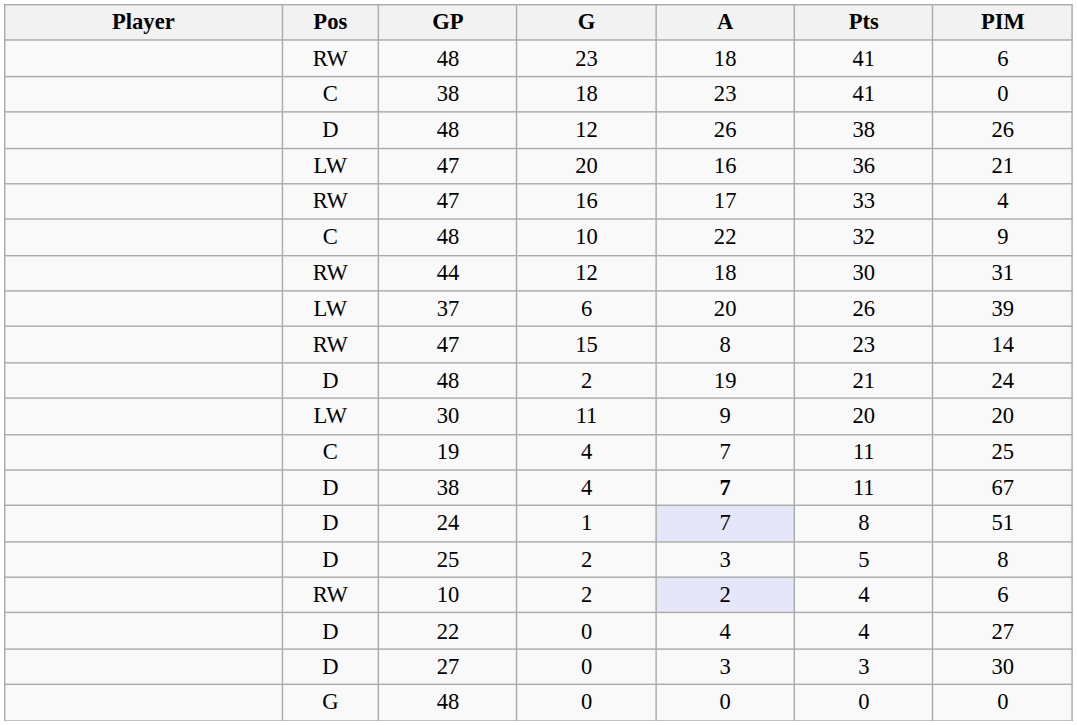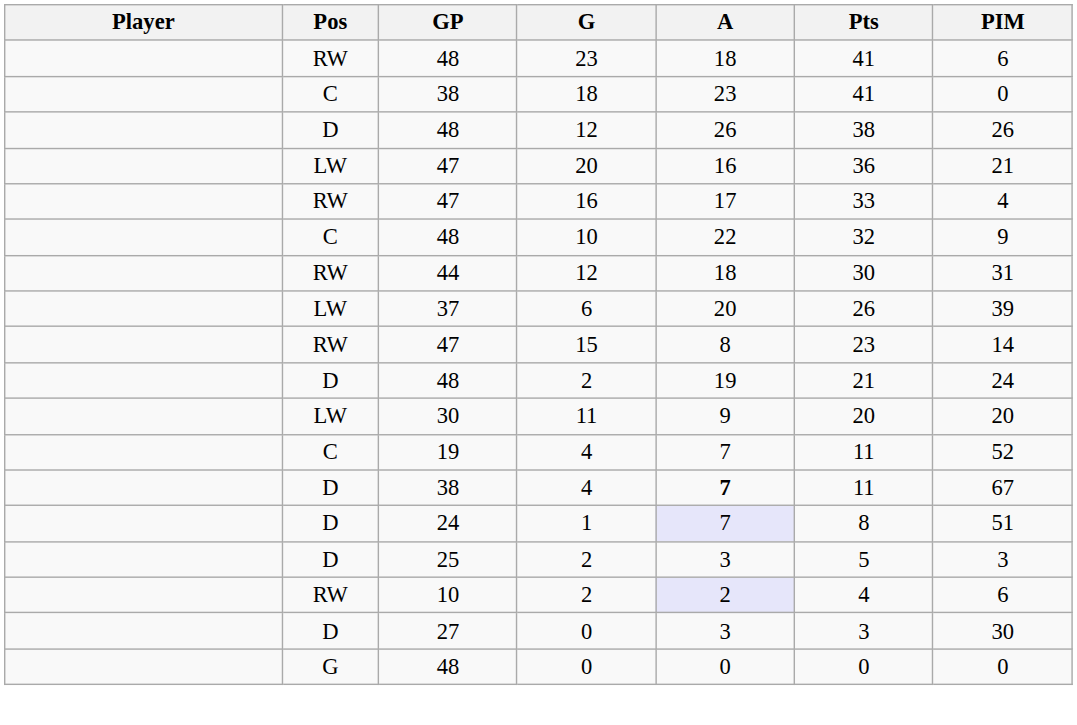(1003, 451) 25 -> (1003, 451) 52
(1003, 559) 8 -> (1003, 559) 3
- row: (448, 630)
